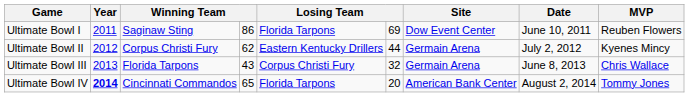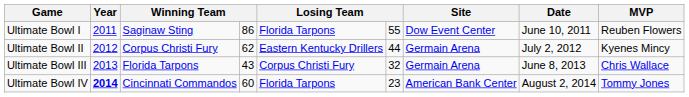(394, 30) 69 -> (394, 30) 55
(248, 83) 65 -> (248, 83) 60
(394, 83) 20 -> (394, 83) 23
